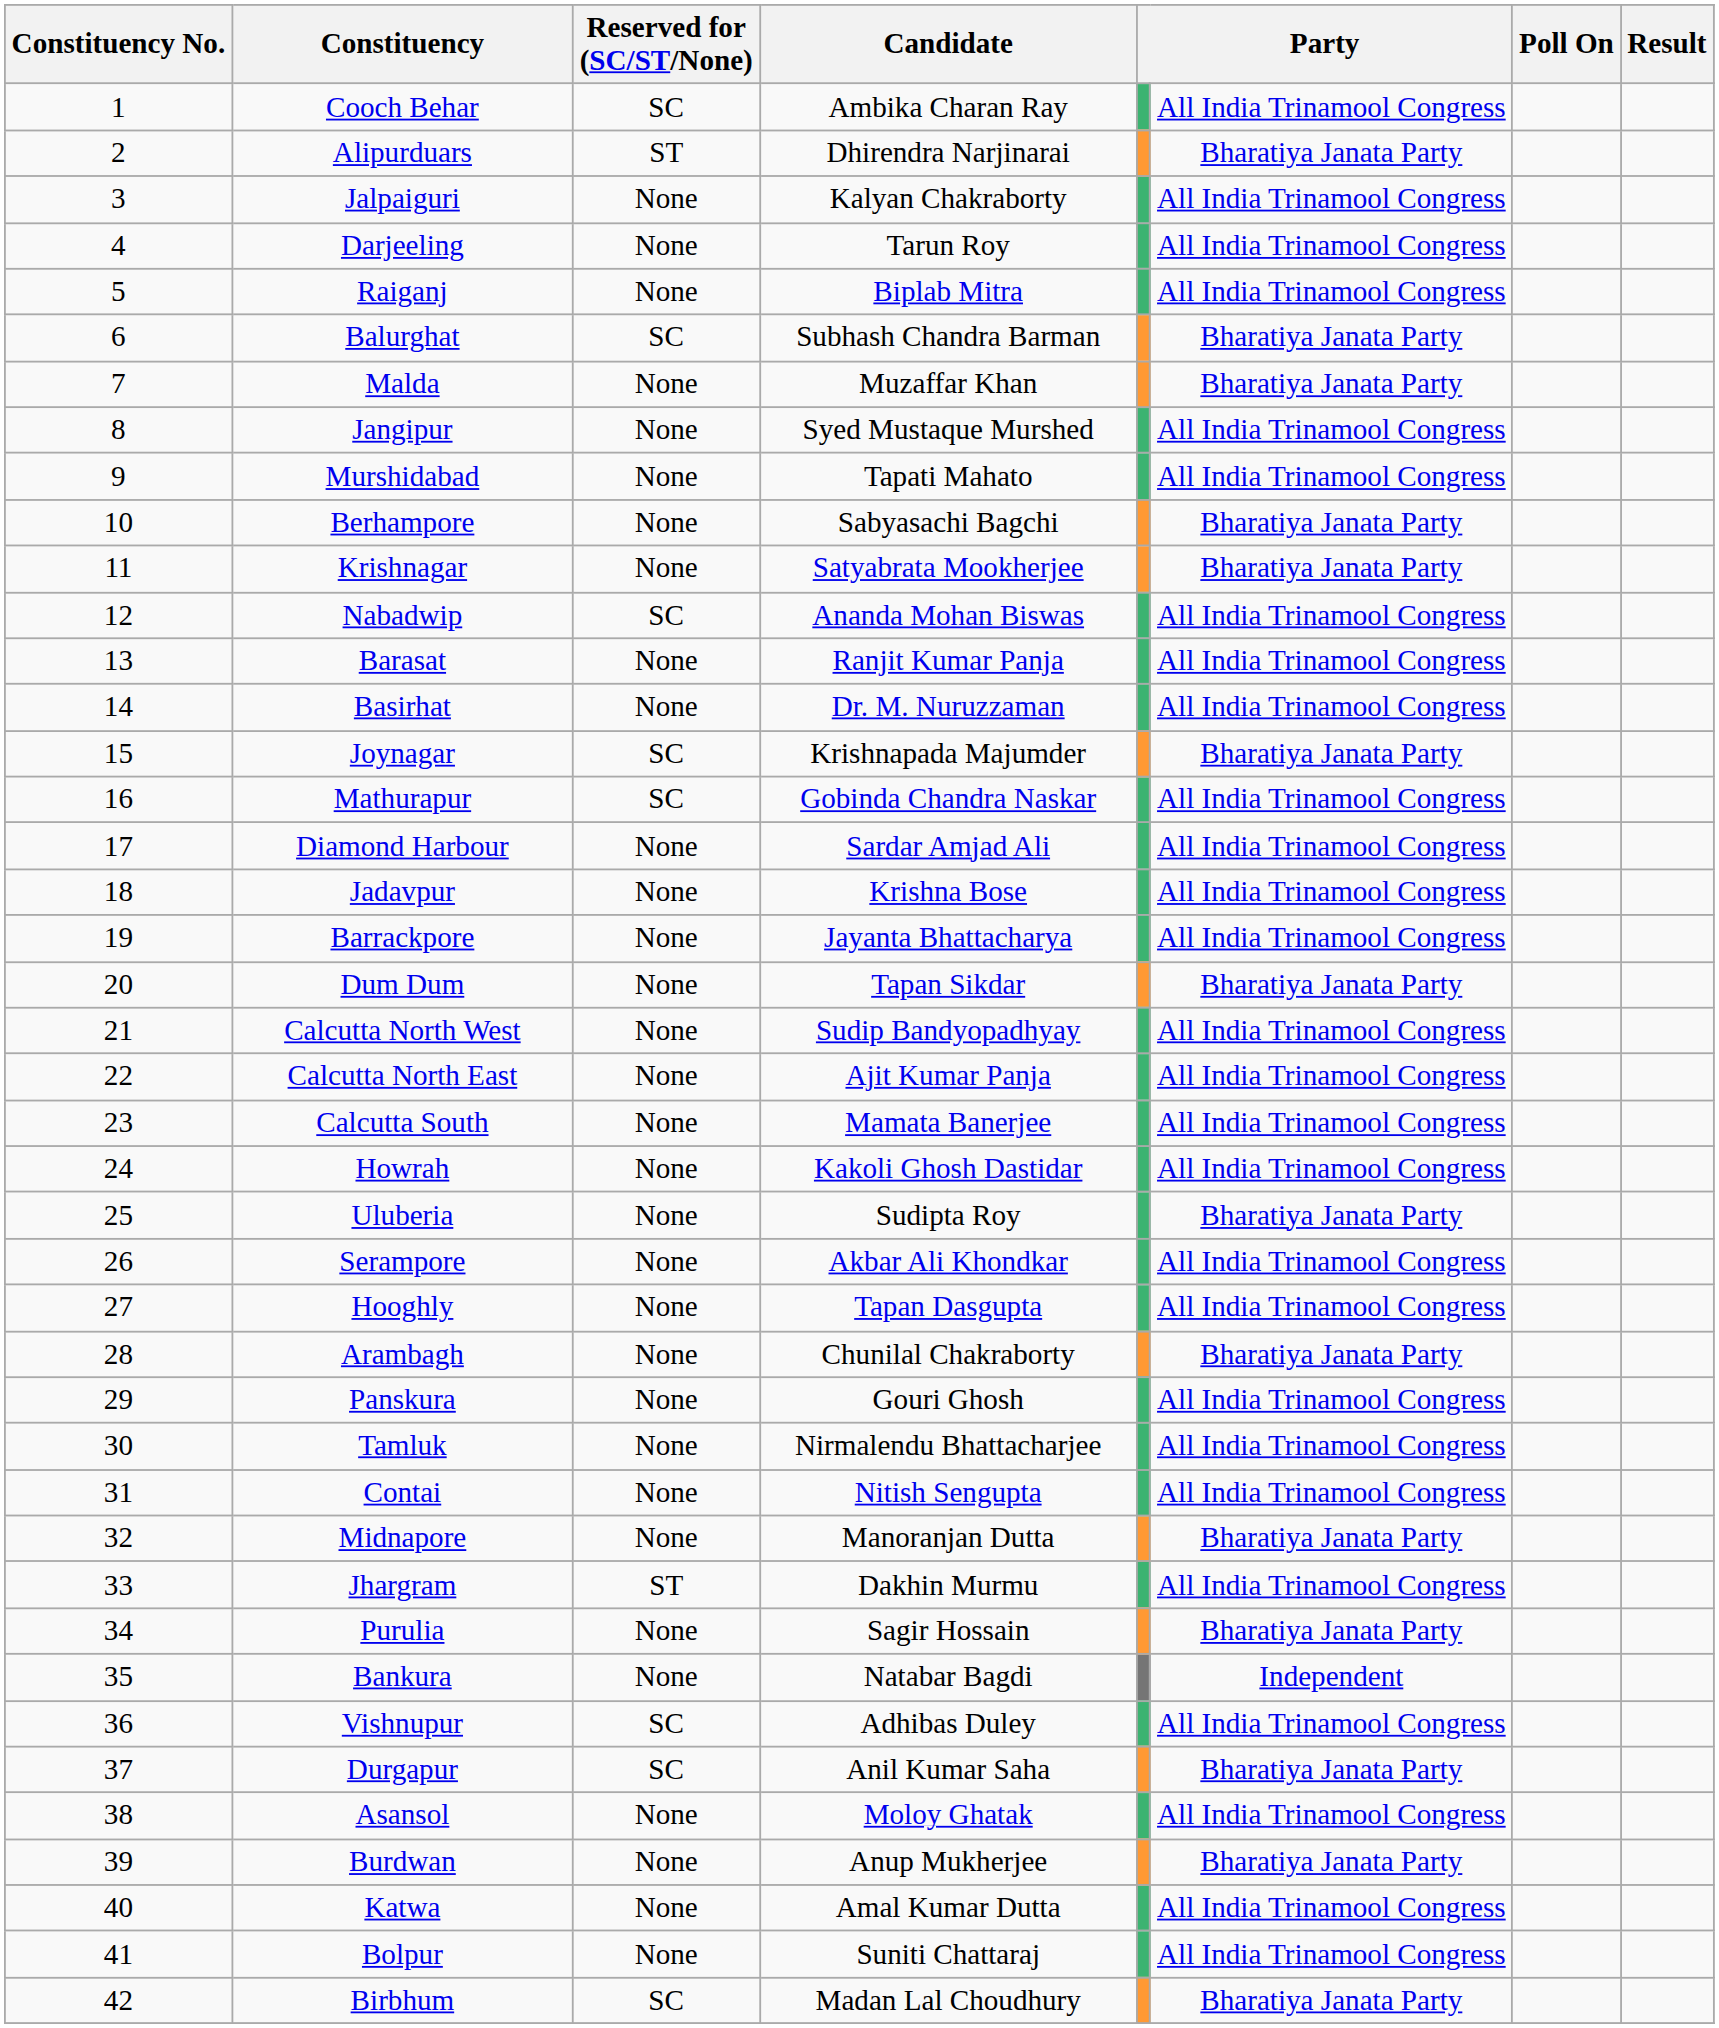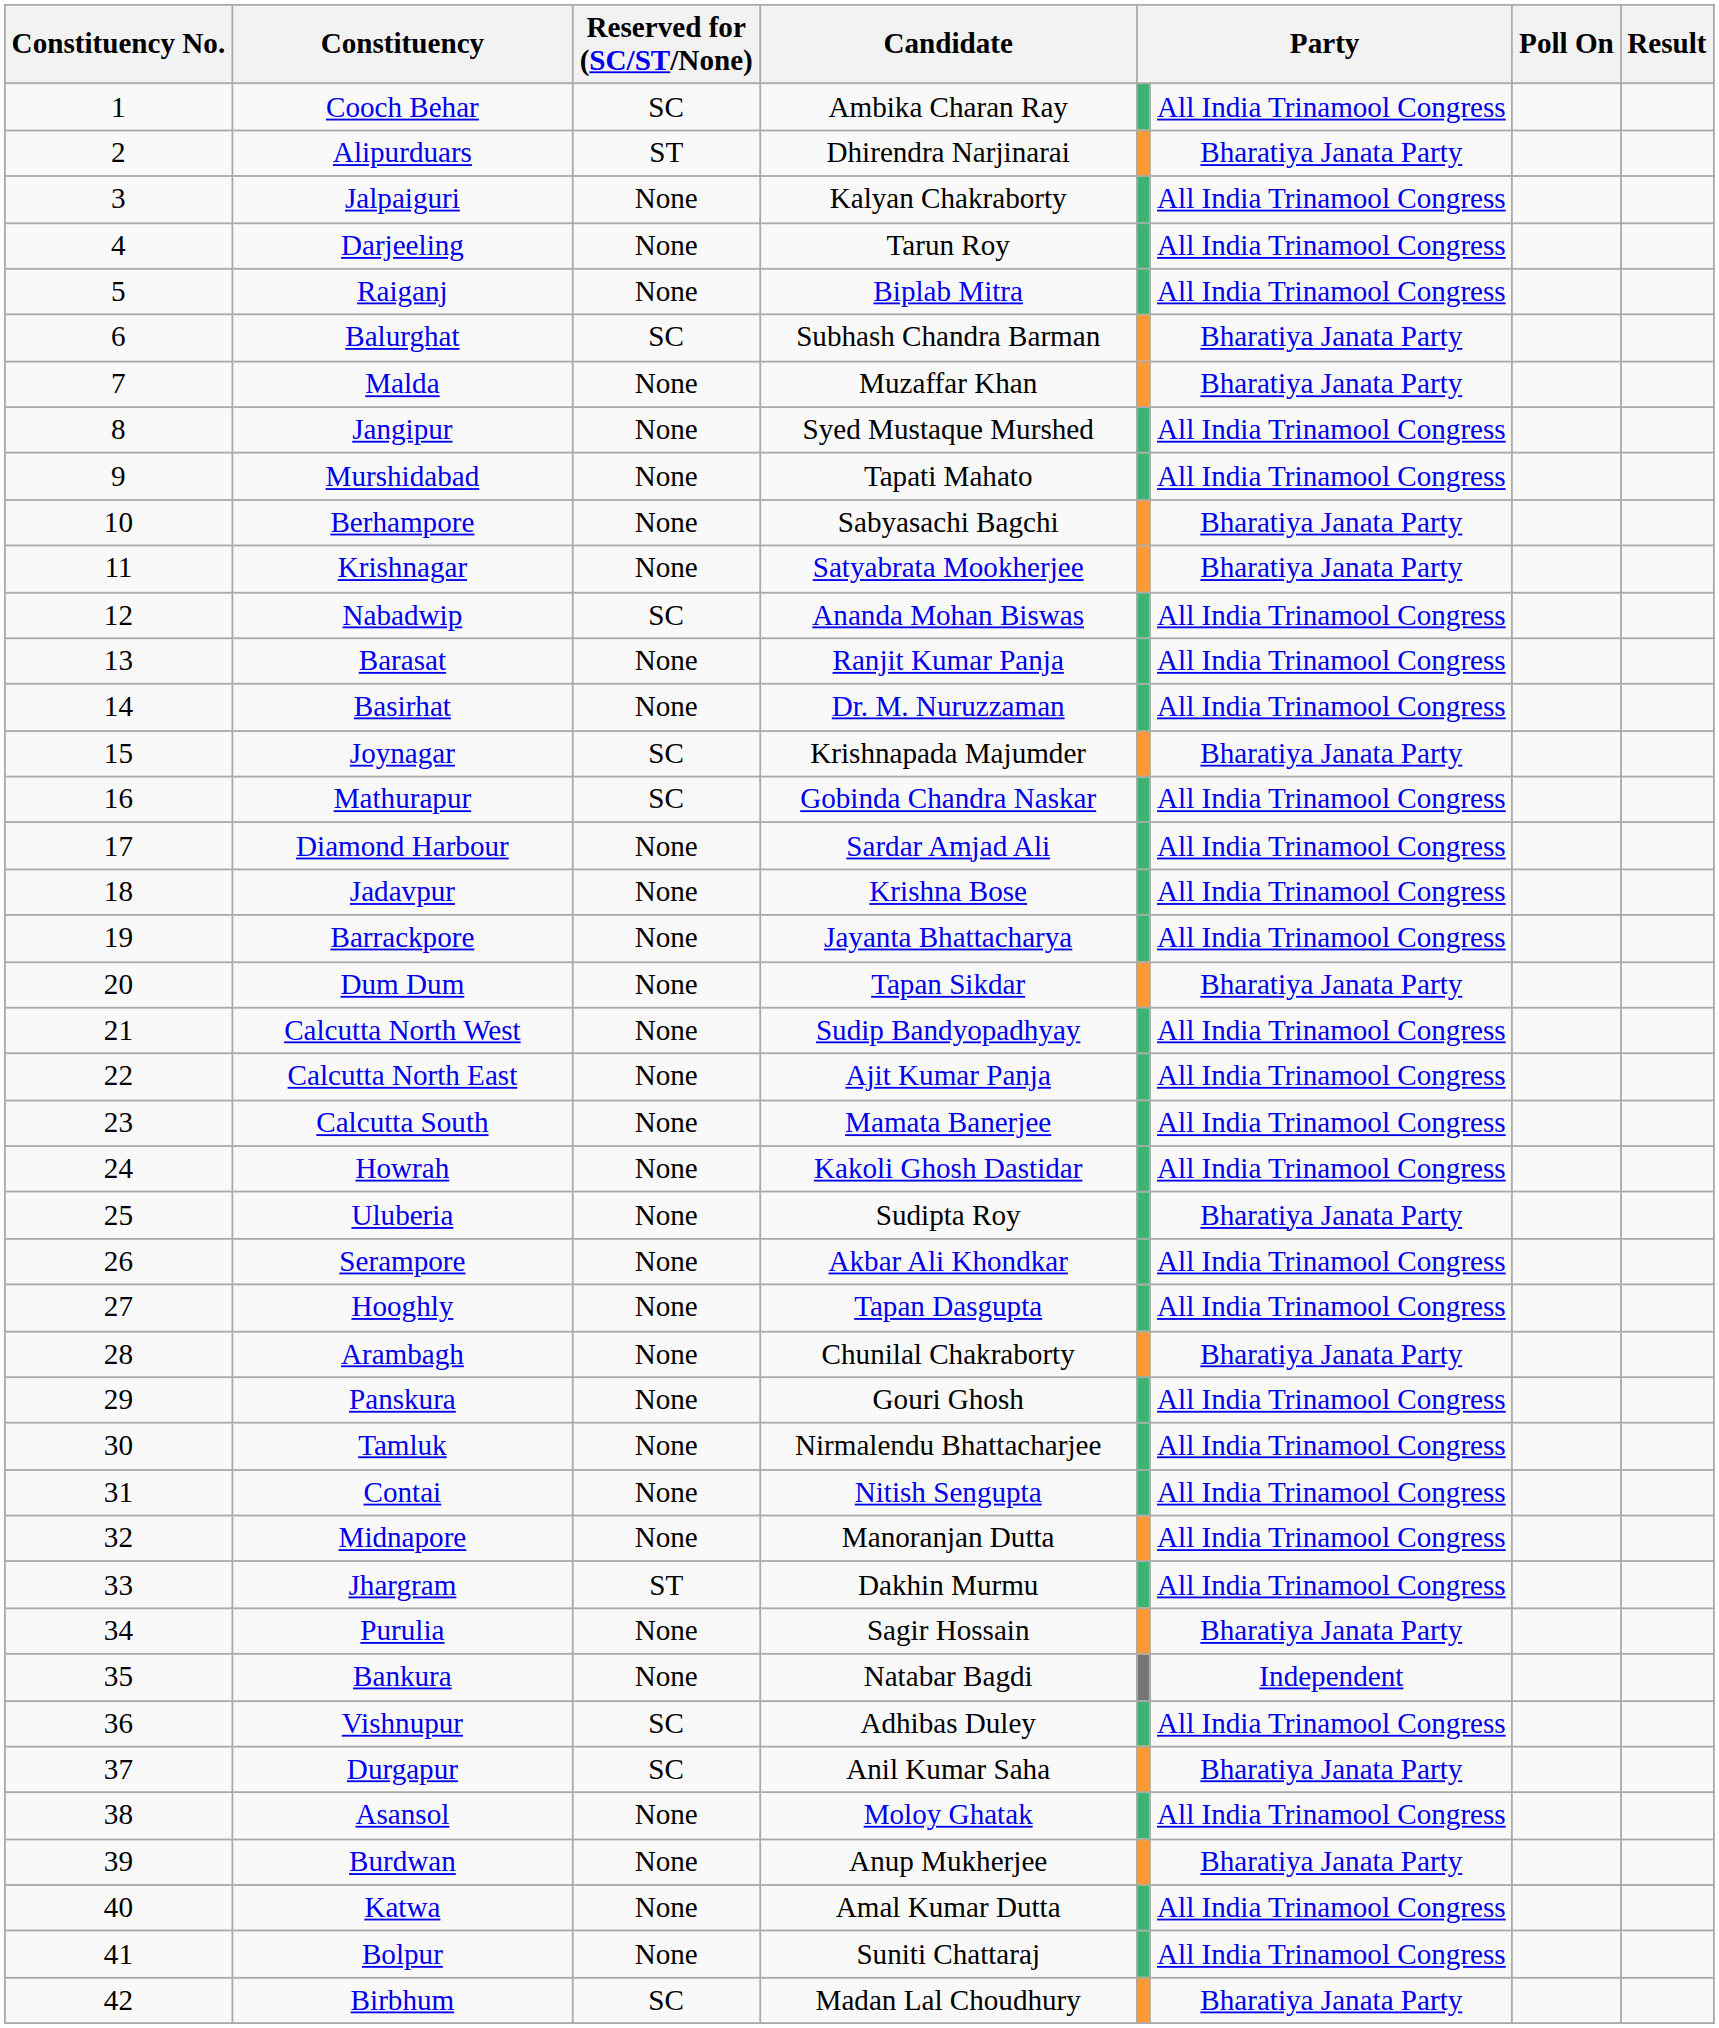(1331, 1538) Bharatiya Janata Party -> (1331, 1538) All India Trinamool Congress
